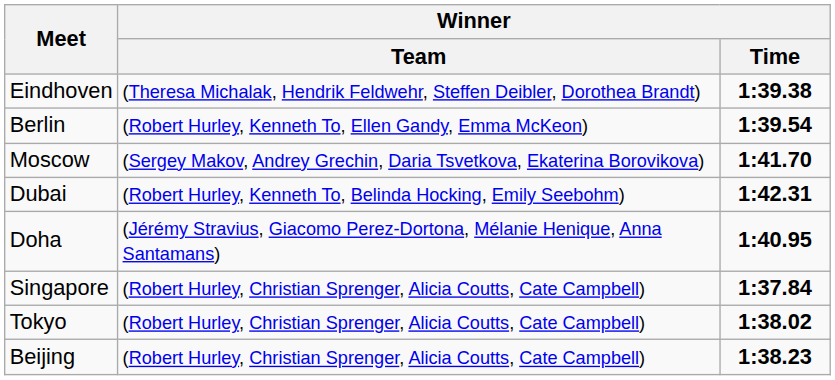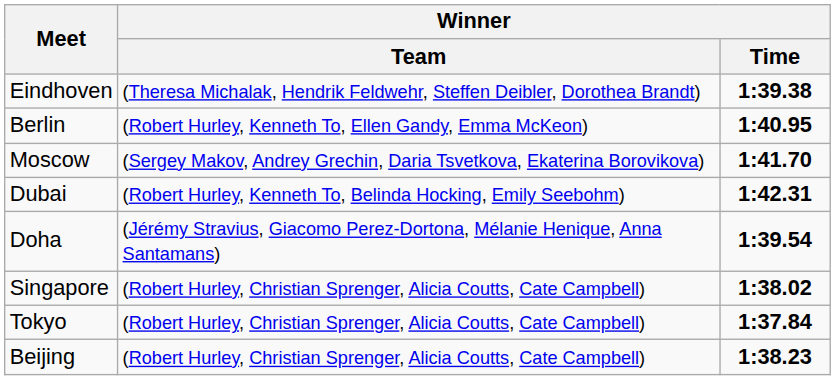(775, 125) 1:39.54 -> (775, 125) 1:40.95
(775, 241) 1:40.95 -> (775, 241) 1:39.54
(775, 287) 1:37.84 -> (775, 287) 1:38.02
(775, 322) 1:38.02 -> (775, 322) 1:37.84
